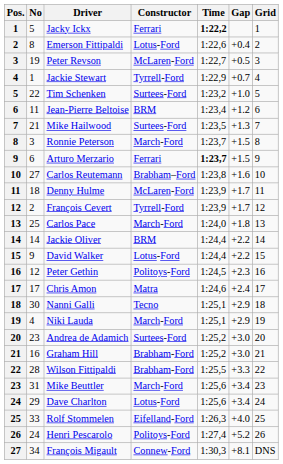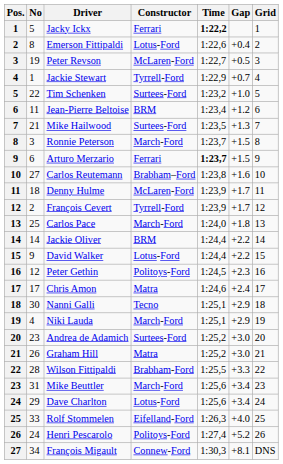(34, 353) 16 -> (34, 353) 26
(164, 353) Brabham-Ford -> (146, 353) Matra
